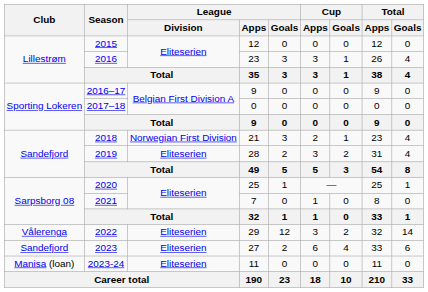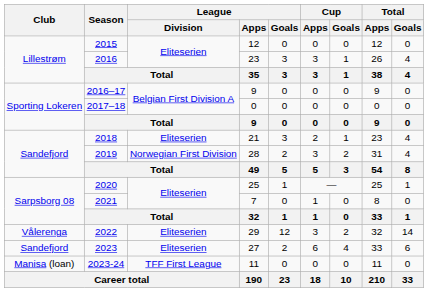(183, 138) Norwegian First Division -> (183, 138) Eliteserien
(183, 153) Eliteserien -> (183, 153) Norwegian First Division
(183, 264) Eliteserien -> (183, 264) TFF First League
